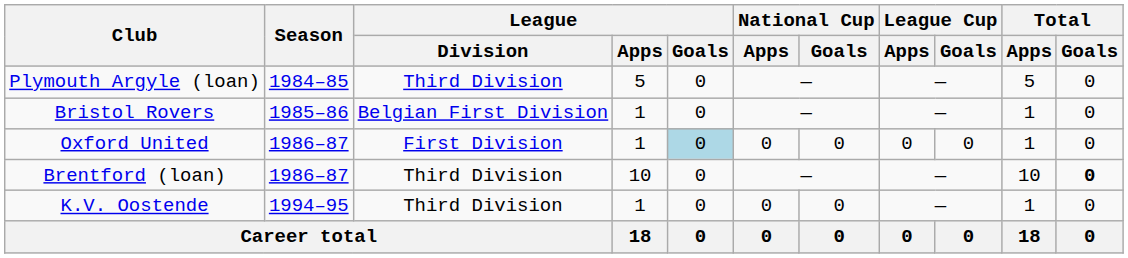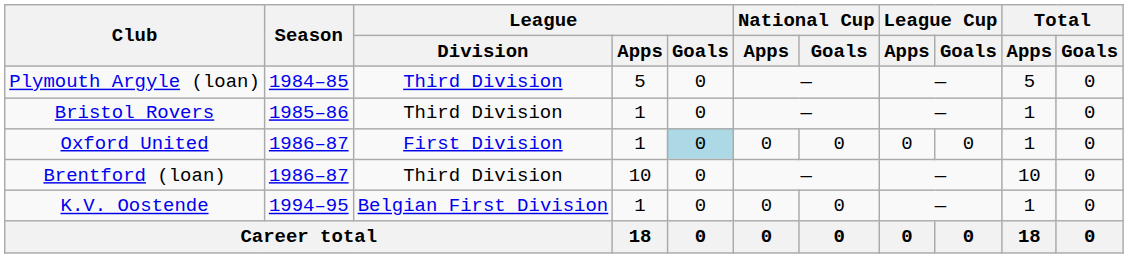(483, 113) Belgian First Division -> (483, 113) Third Division
(1090, 175) bold -> (1090, 175) normal
(483, 206) Third Division -> (483, 206) Belgian First Division
